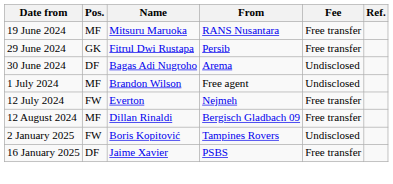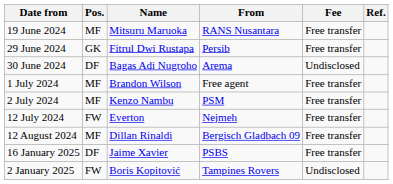(332, 83) Undisclosed -> (333, 83) Free transfer
+ row: (33, 100)
rows swapped: (41, 135) <-> (43, 153)
